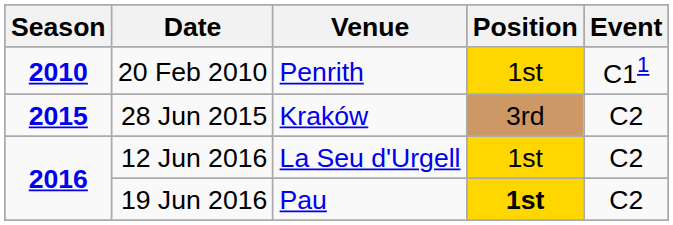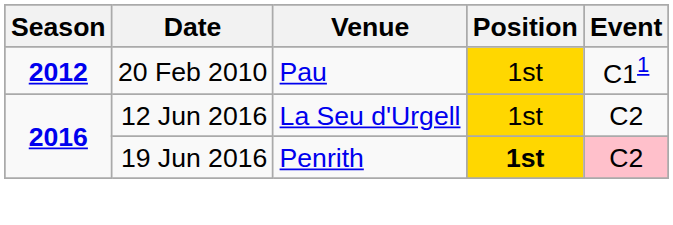(58, 71) 2010 -> (58, 71) 2012
(322, 71) Penrith -> (303, 71) Pau
- row: (194, 116)
(303, 200) Pau -> (322, 158) Penrith
(626, 200) no background -> (626, 158) pink background
